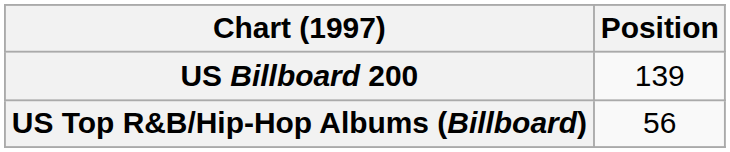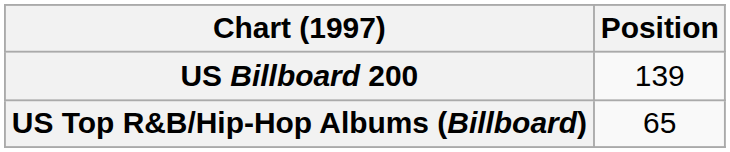(660, 123) 56 -> (660, 123) 65
